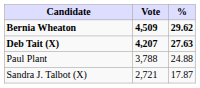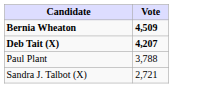- column: (182, 12)
